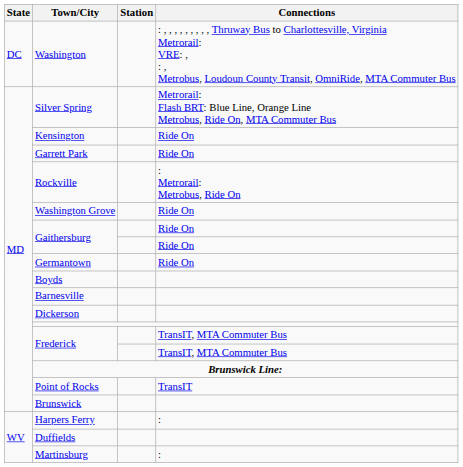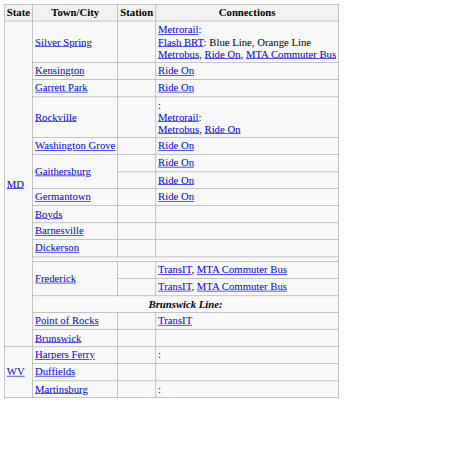- row: (60, 54)
